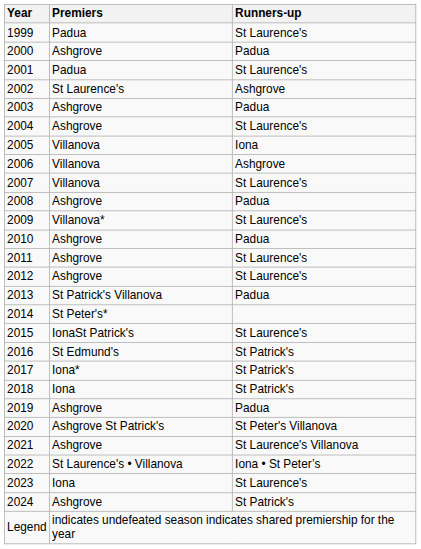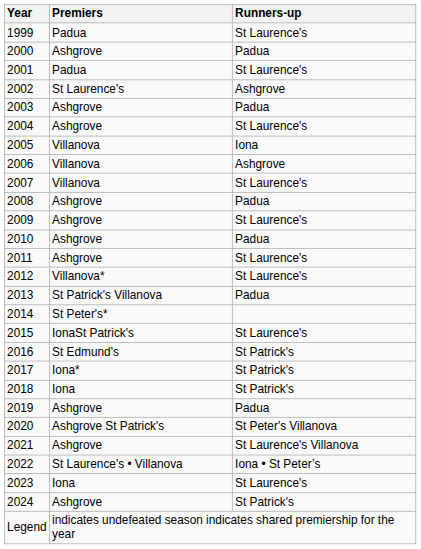(78, 220) Villanova* -> (77, 220) Ashgrove
(77, 276) Ashgrove -> (78, 276) Villanova*
